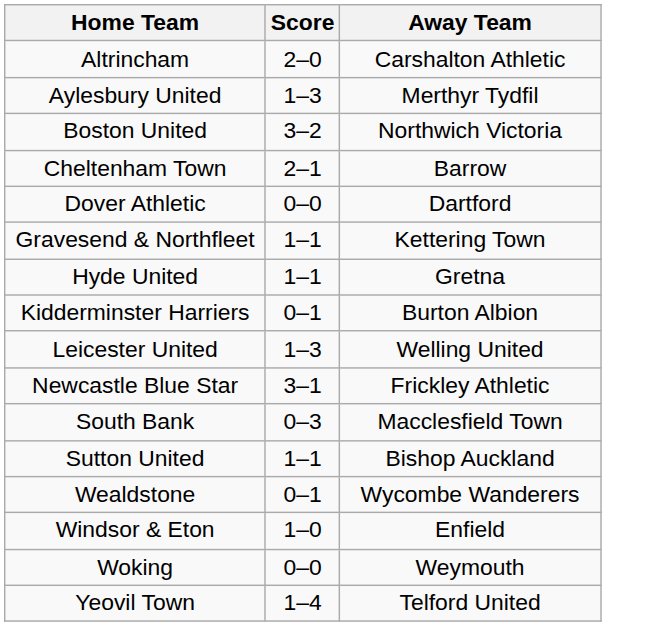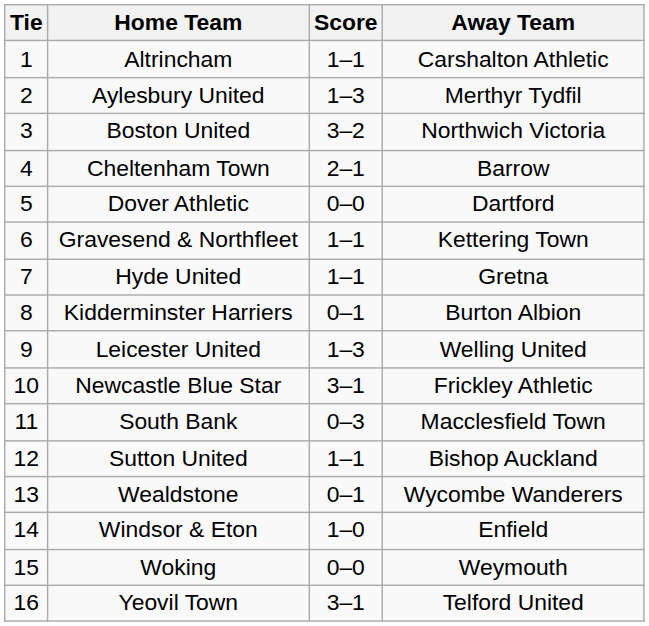+ column: (26, 22)
(303, 58) 2–0 -> (346, 58) 1–1
(303, 603) 1–4 -> (346, 603) 3–1
